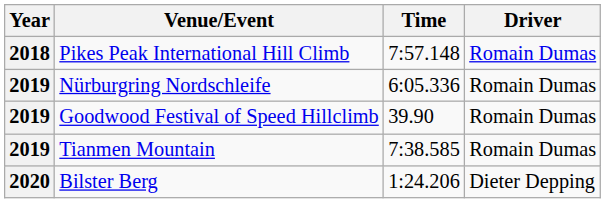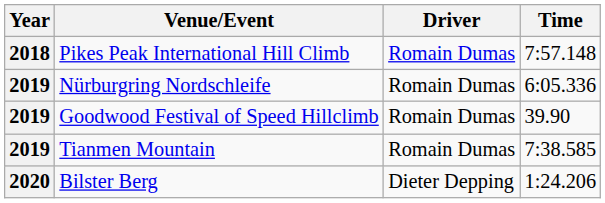columns swapped: (533, 20) <-> (424, 20)
